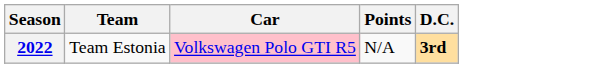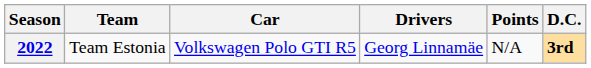+ column: (424, 18)
(265, 47) pink background -> (265, 47) no background
